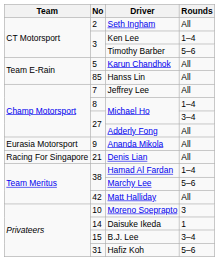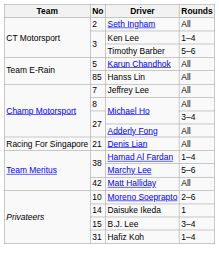(188, 104) 1–4 -> (186, 104) All
- row: (95, 143)
(184, 210) 3 -> (188, 197) 2–6
(188, 250) 5–6 -> (188, 237) 1–4
